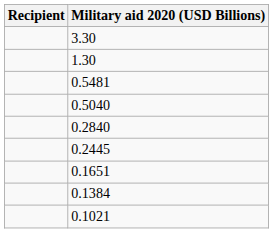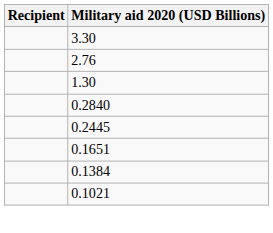+ row: (84, 60)
- row: (91, 82)
- row: (91, 104)
